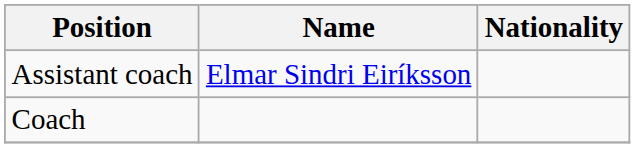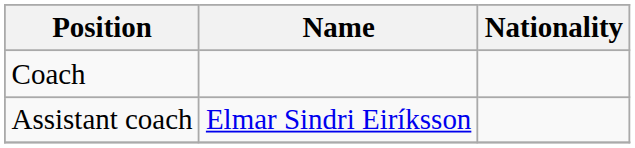rows swapped: (49, 119) <-> (102, 73)
